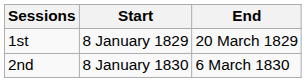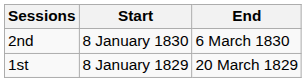rows swapped: (18, 41) <-> (21, 65)
